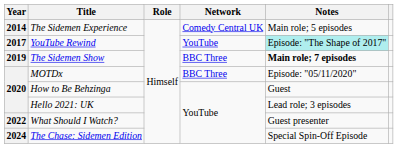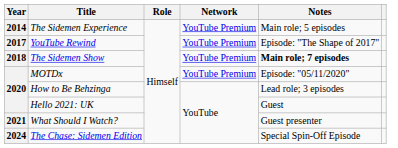(223, 27) Comedy Central UK -> (219, 27) YouTube Premium
(200, 43) YouTube -> (219, 43) YouTube Premium
(327, 43) paleturquoise background -> (320, 43) no background
(16, 58) 2019 -> (16, 58) 2018
(205, 58) BBC Three -> (219, 58) YouTube Premium
(205, 74) BBC Three -> (219, 74) YouTube Premium
(279, 89) Guest -> (302, 89) Lead role; 3 episodes
(309, 105) Lead role; 3 episodes -> (272, 105) Guest
(16, 120) 2022 -> (16, 120) 2021
